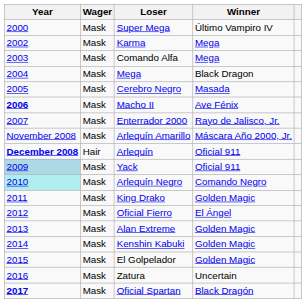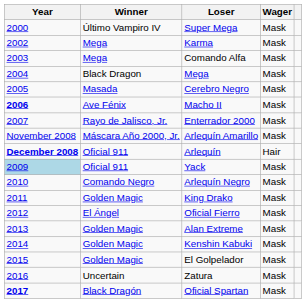columns swapped: (243, 12) <-> (97, 12)
(17, 182) paleturquoise background -> (17, 182) no background
